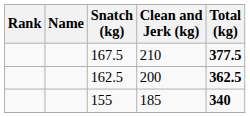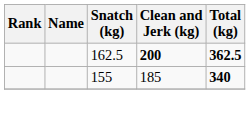- row: (107, 54)
(151, 77) normal -> (151, 54) bold
